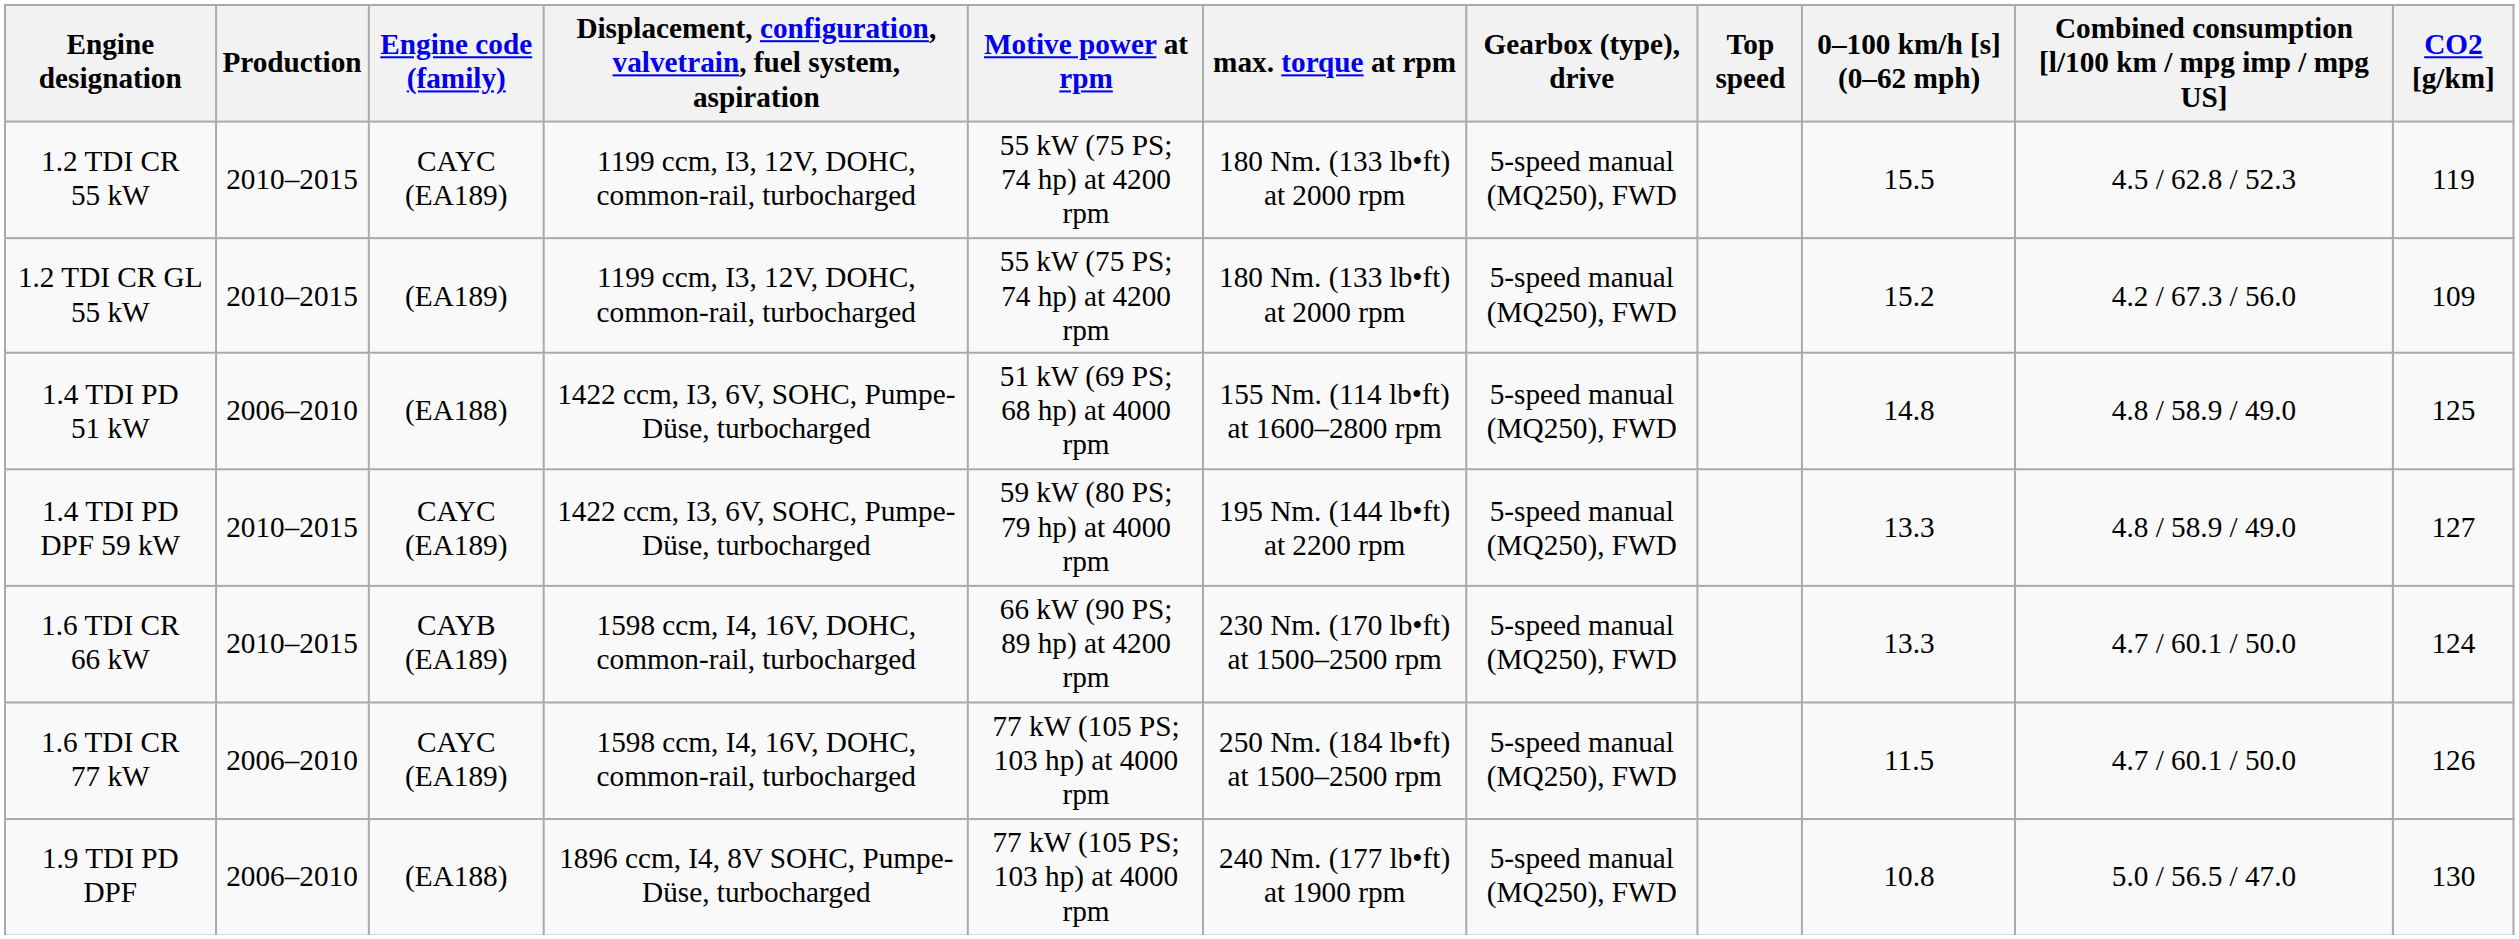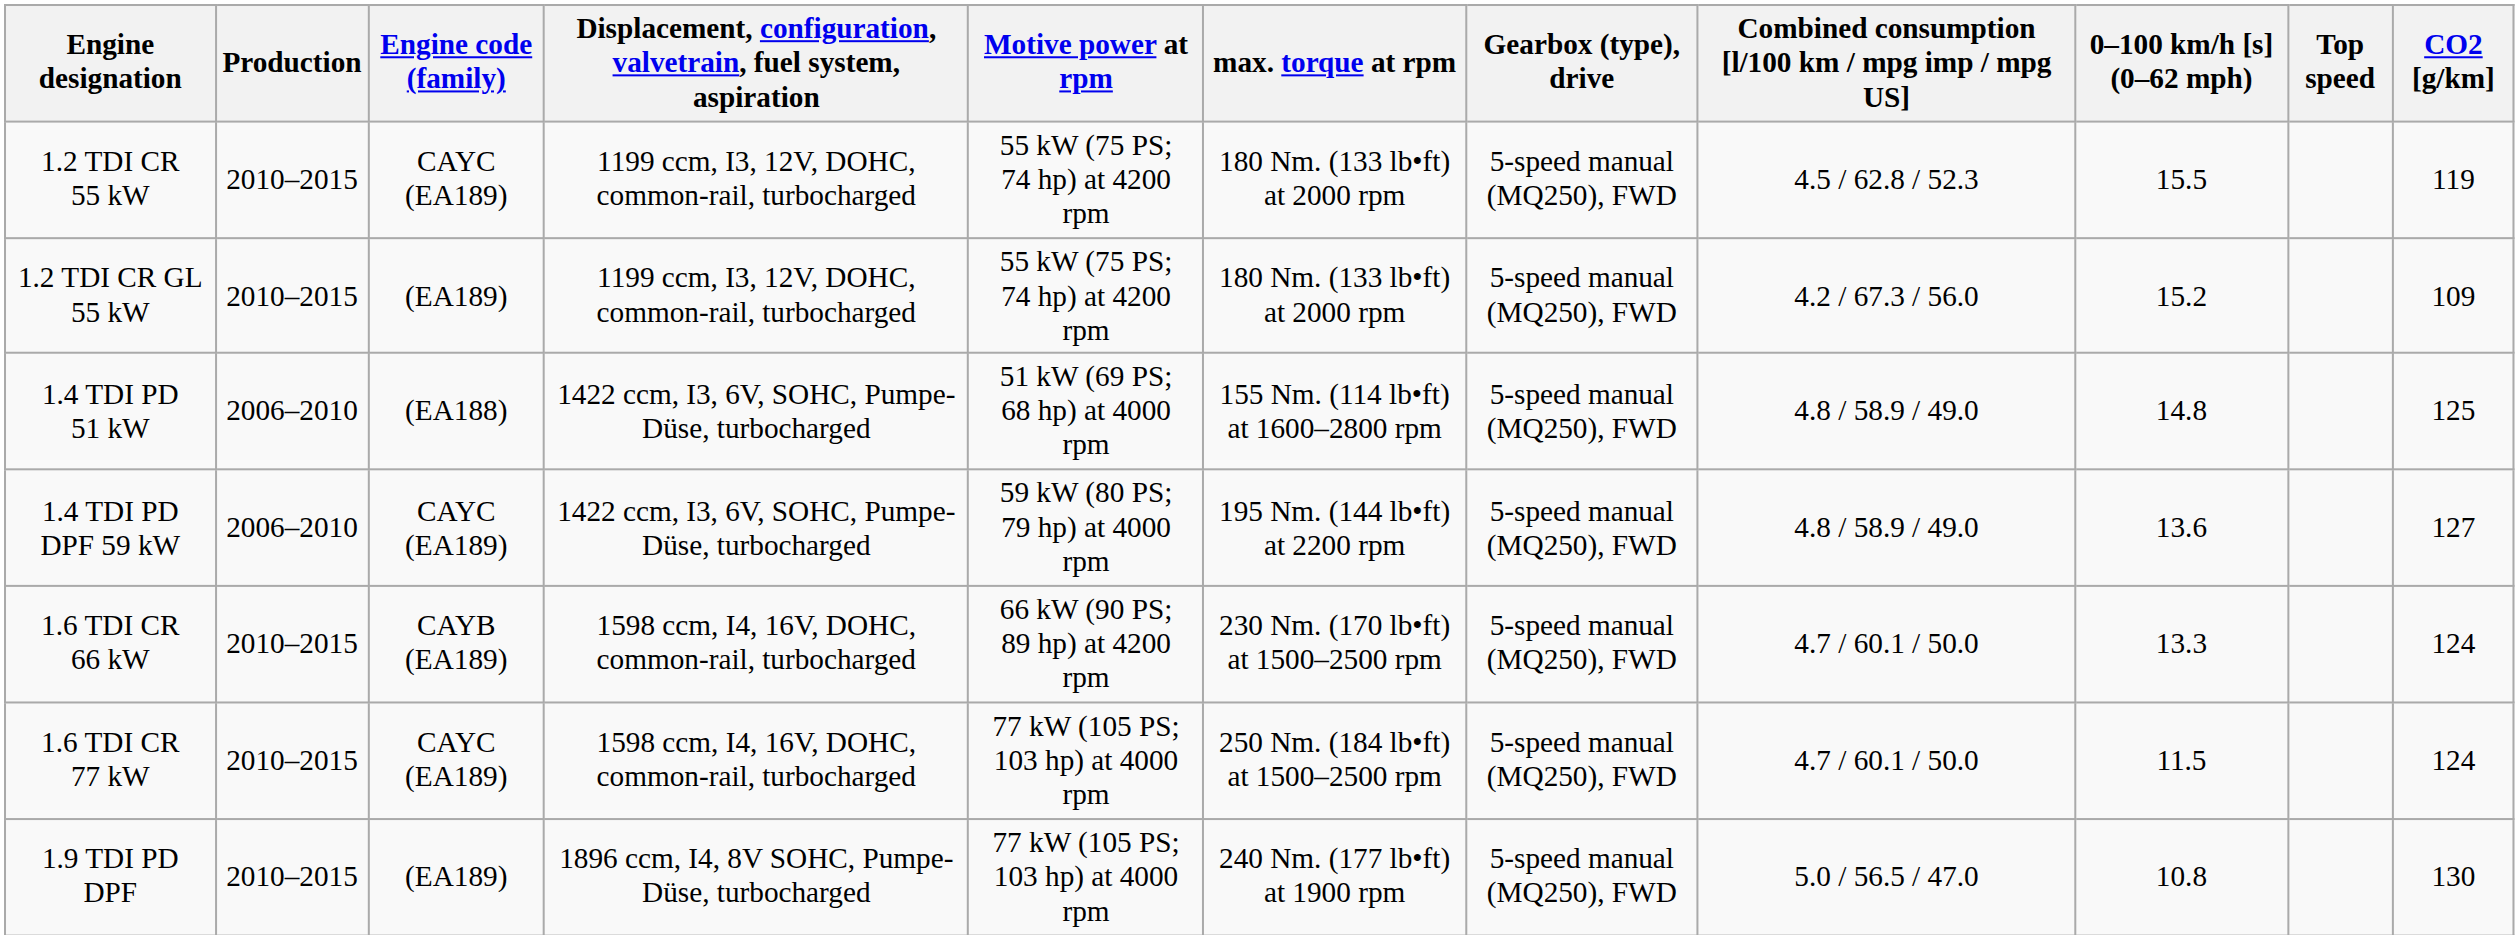columns swapped: (1750, 62) <-> (2204, 62)
(292, 526) 2010–2015 -> (292, 526) 2006–2010
(1909, 526) 13.3 -> (2181, 526) 13.6
(292, 759) 2006–2010 -> (292, 759) 2010–2015
(2453, 759) 126 -> (2453, 759) 124
(292, 875) 2006–2010 -> (292, 875) 2010–2015
(456, 875) (EA188) -> (456, 875) (EA189)
